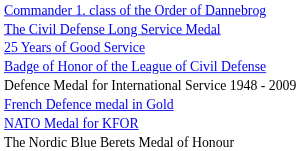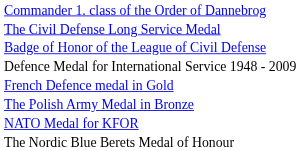- row: (75, 48)
+ row: (99, 104)
